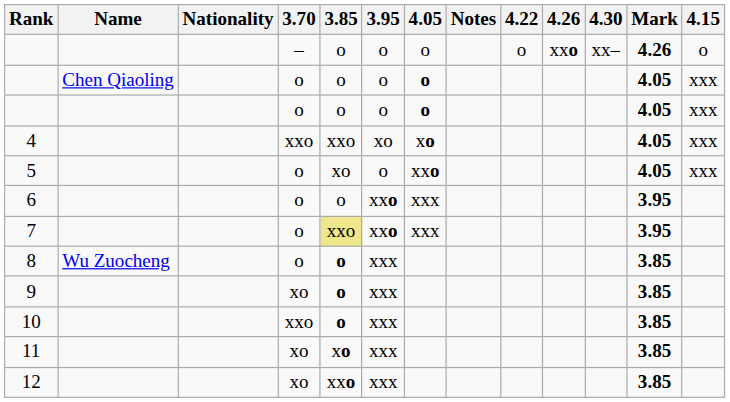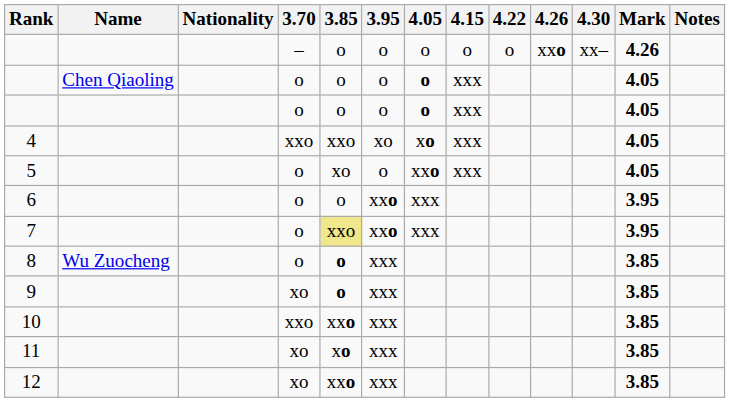columns swapped: (703, 19) <-> (473, 19)
(341, 321) o -> (341, 321) xxo
